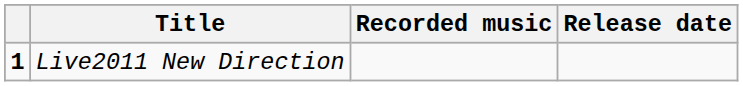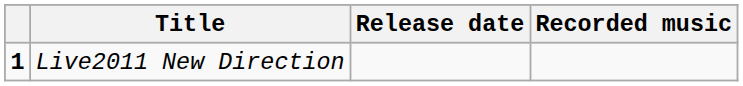columns swapped: (648, 24) <-> (454, 24)
